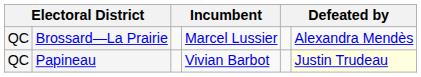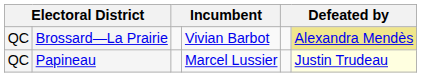(231, 38) Marcel Lussier -> (227, 38) Vivian Barbot
(354, 38) no background -> (354, 38) khaki background
(227, 60) Vivian Barbot -> (231, 60) Marcel Lussier
